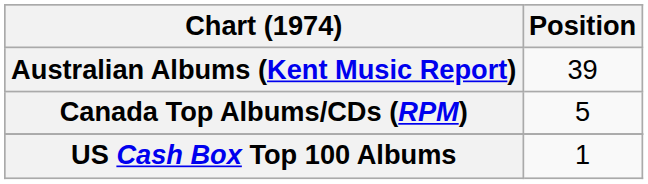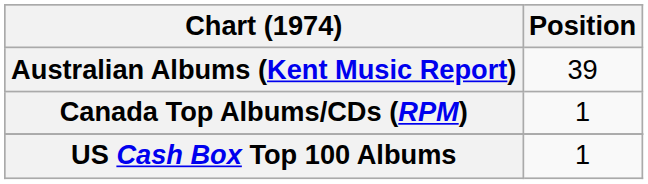(583, 112) 5 -> (583, 112) 1
